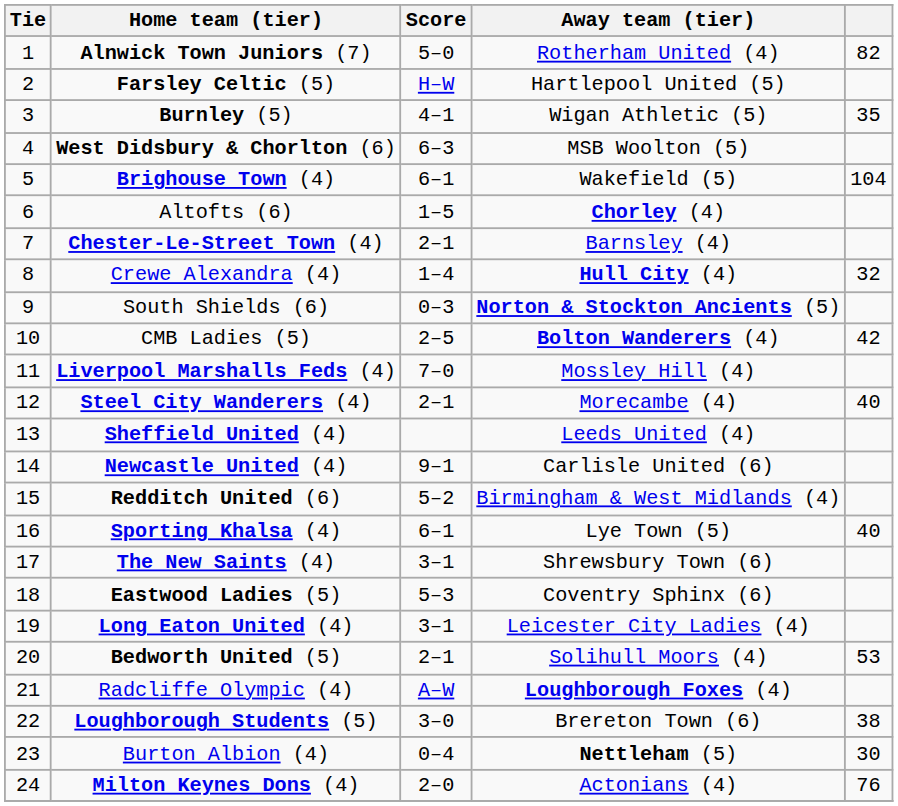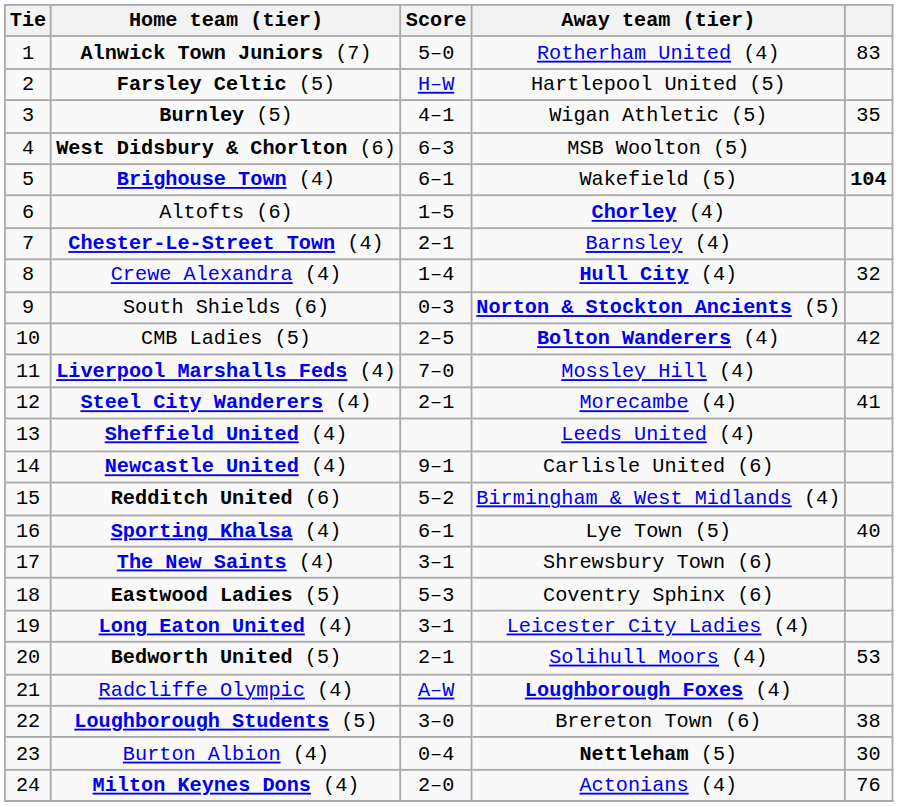(868, 53) 82 -> (868, 53) 83
(868, 180) normal -> (868, 180) bold
(868, 403) 40 -> (868, 403) 41
